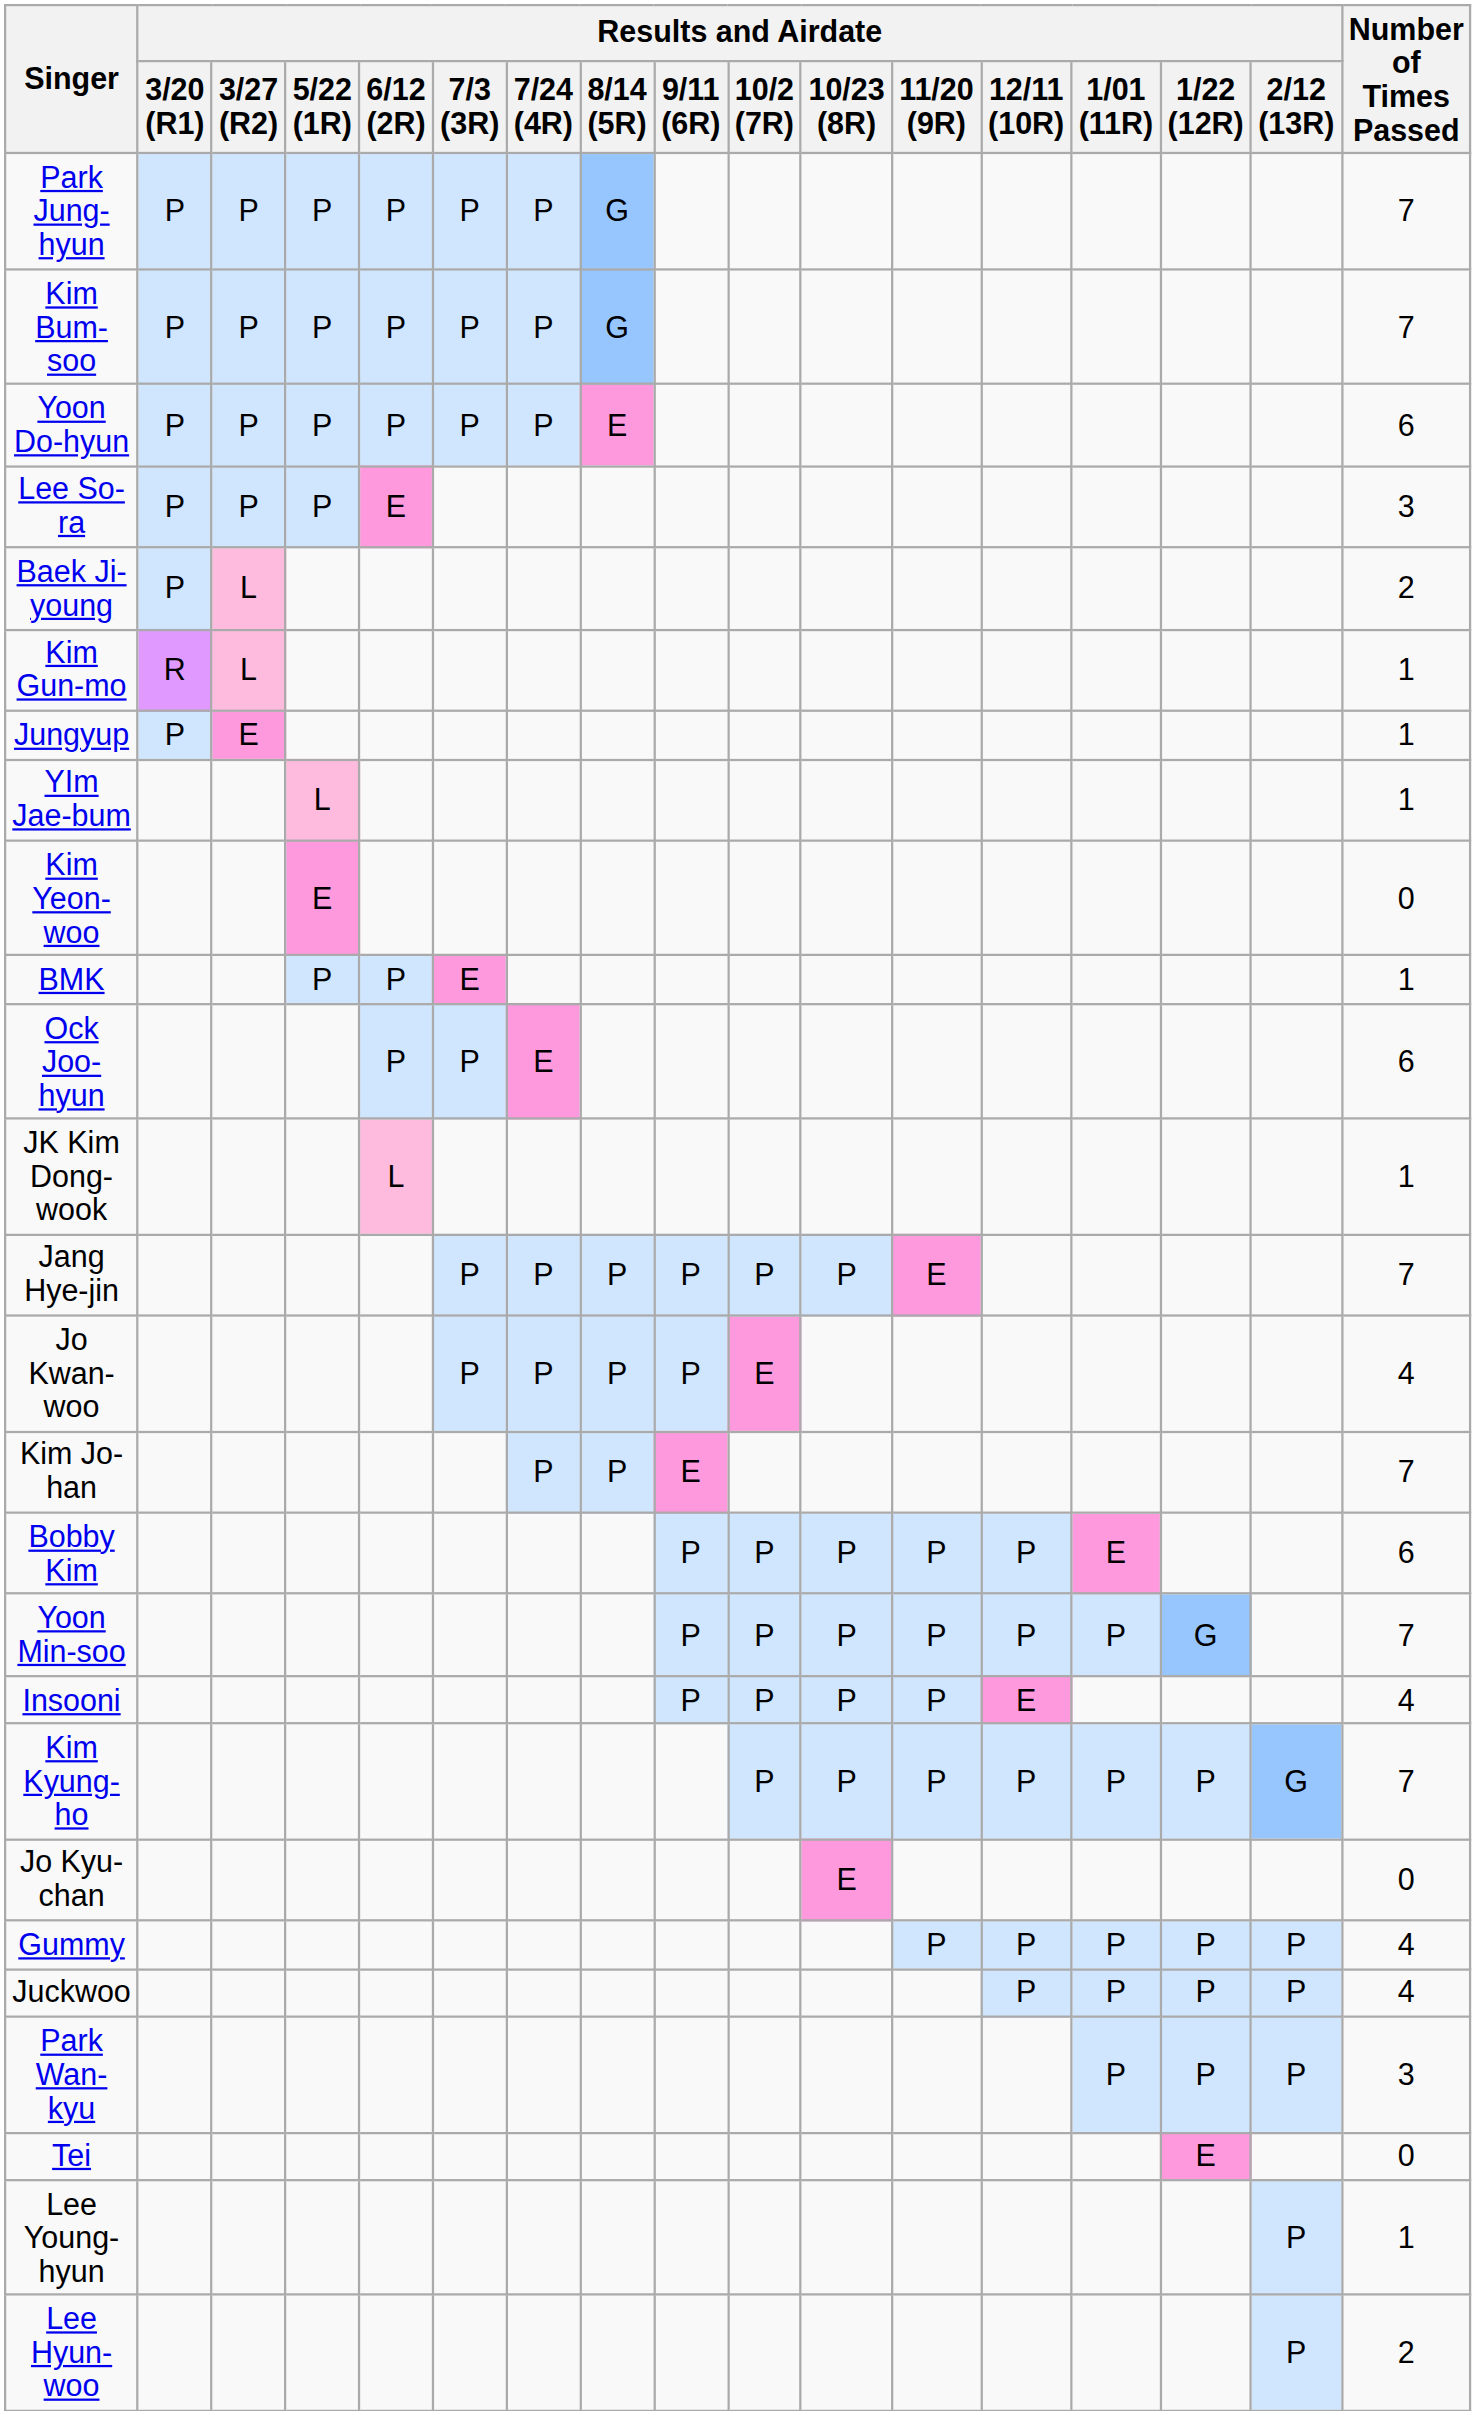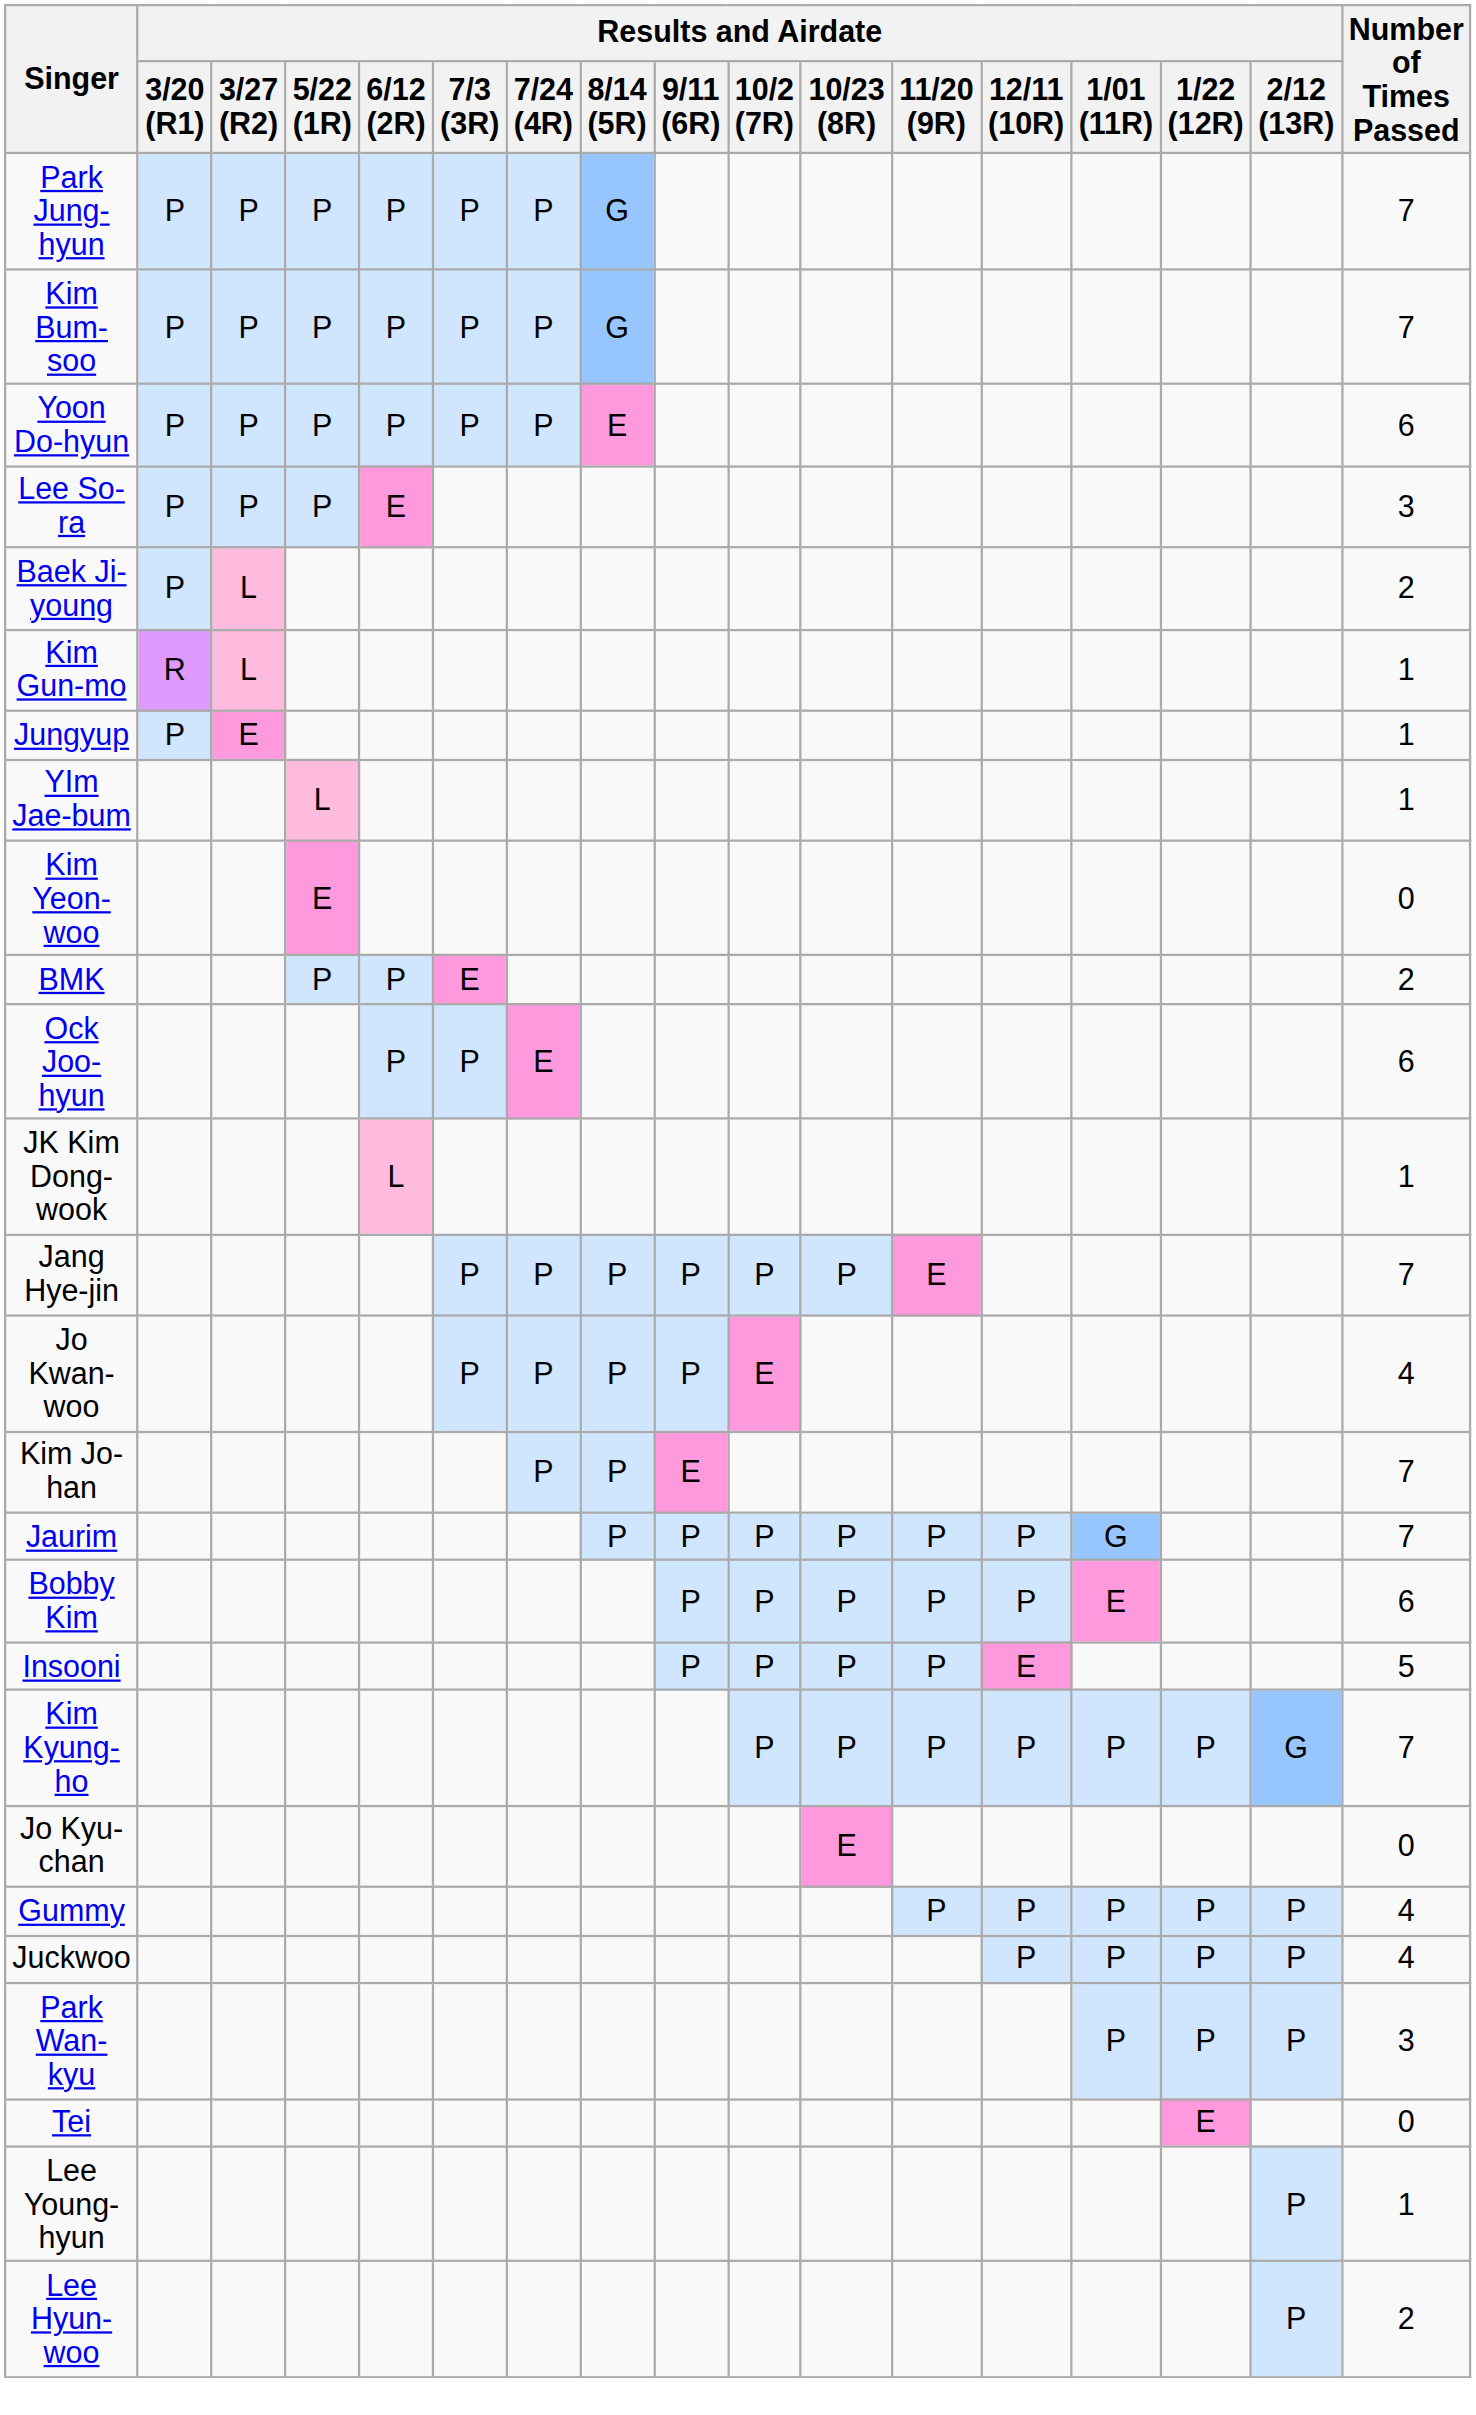(1406, 979) 1 -> (1406, 979) 2
+ row: (72, 1536)
- row: (72, 1635)
(1406, 1699) 4 -> (1406, 1666) 5
